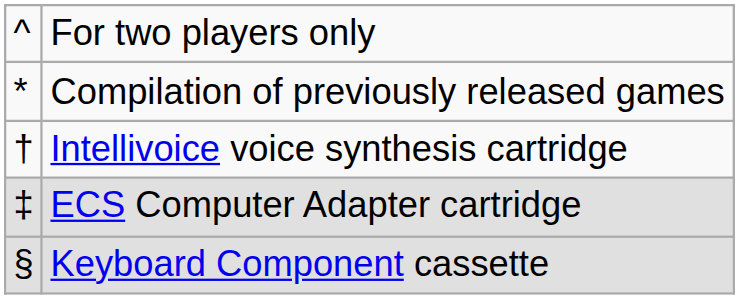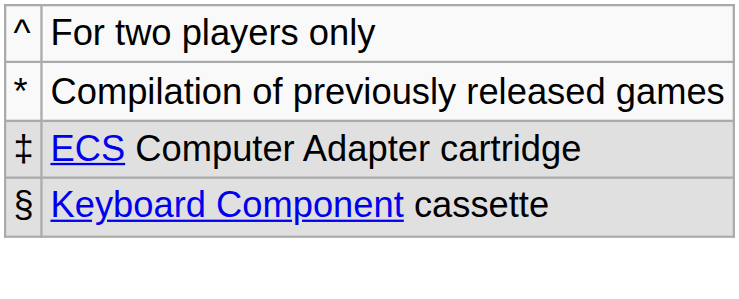- row: (339, 148)
